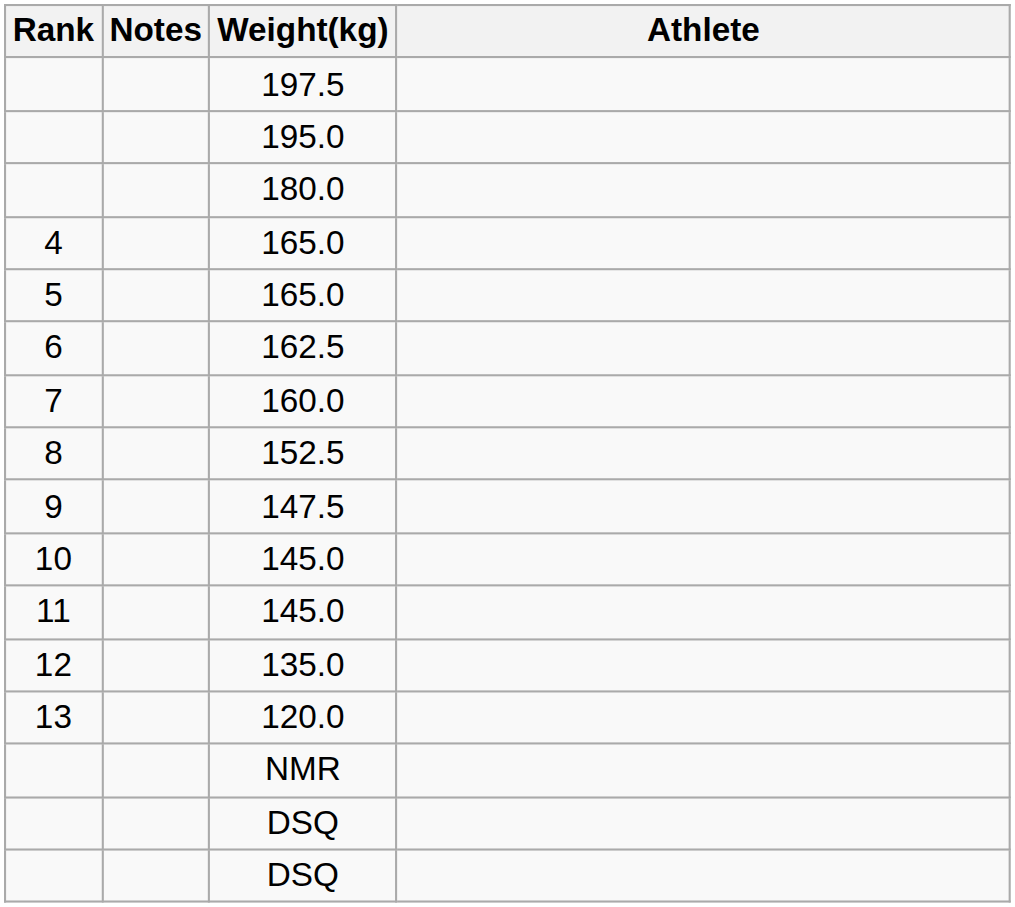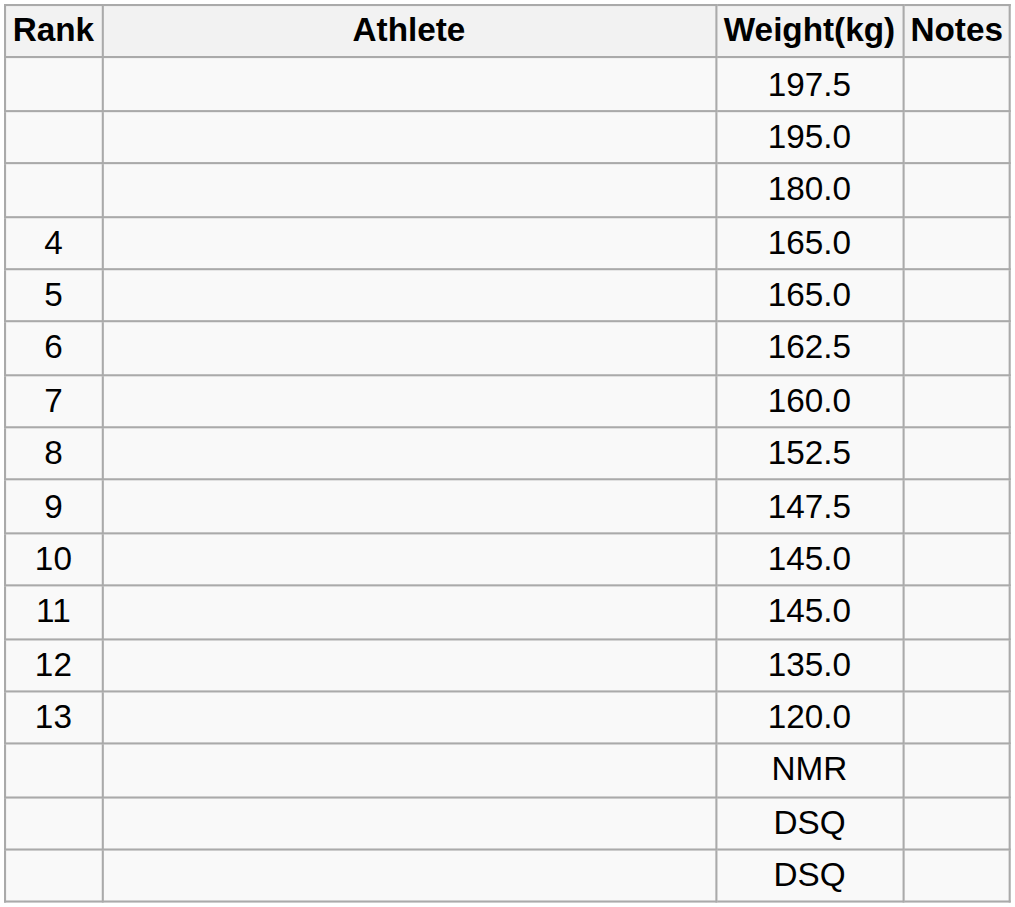columns swapped: (703, 30) <-> (156, 30)
